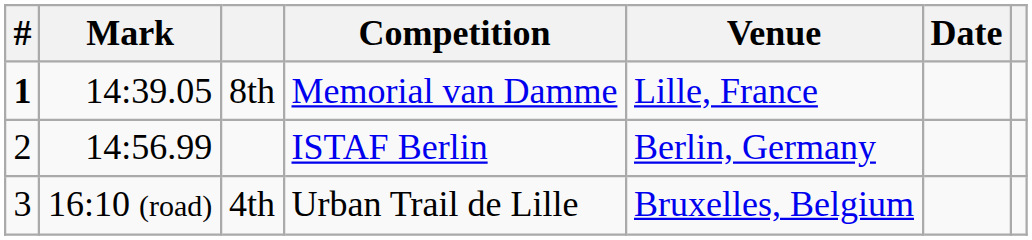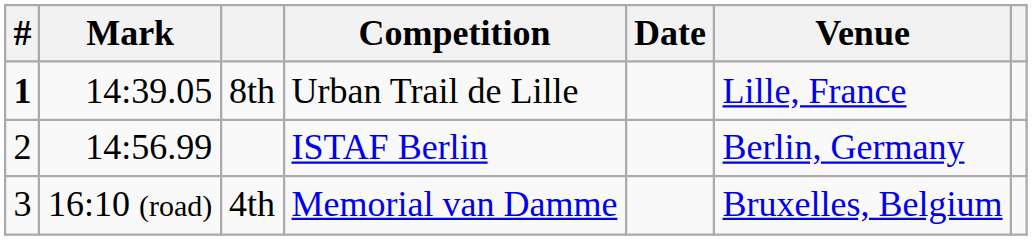columns swapped: (774, 33) <-> (967, 33)
(454, 90) Memorial van Damme -> (435, 90) Urban Trail de Lille
(435, 204) Urban Trail de Lille -> (454, 204) Memorial van Damme
